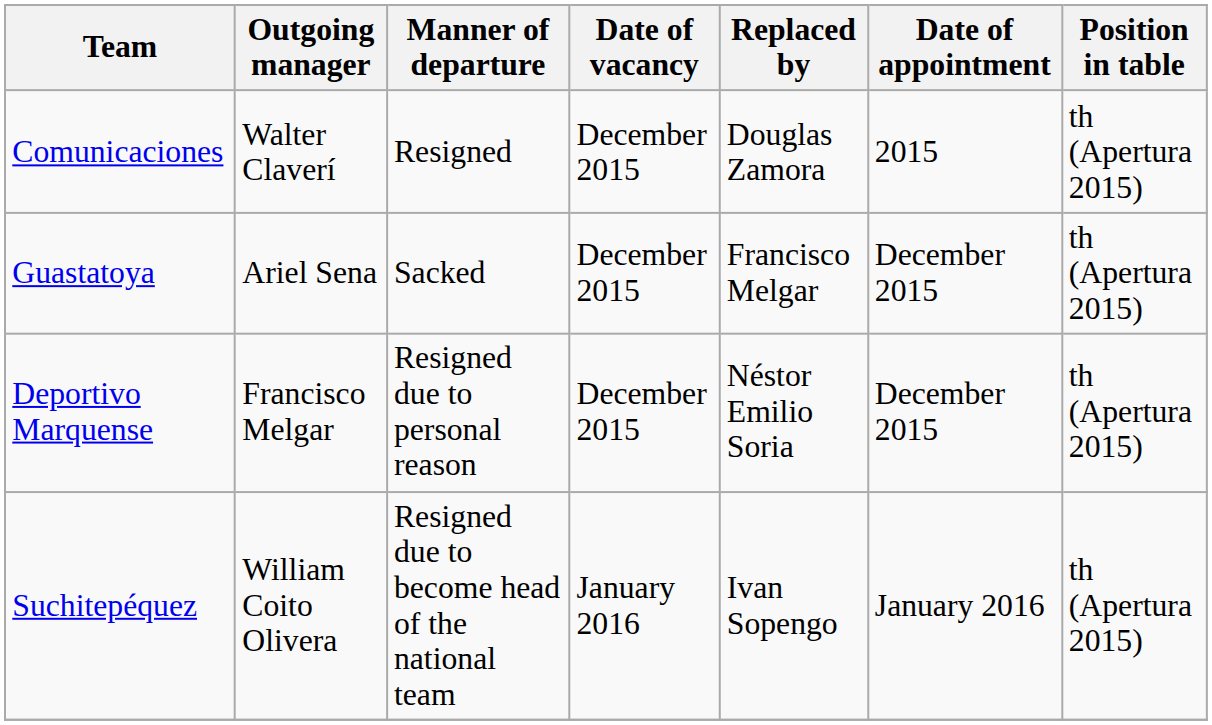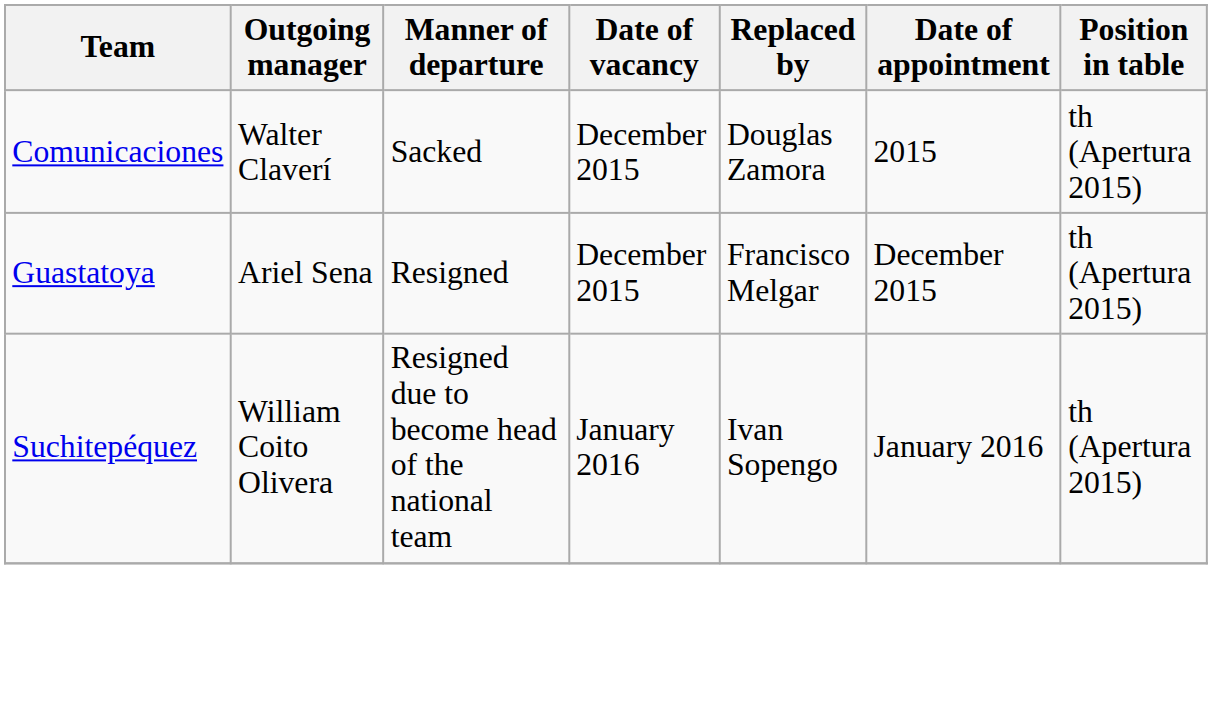(453, 151) Resigned -> (436, 151) Sacked
(440, 272) Sacked -> (450, 272) Resigned
- row: (83, 412)
